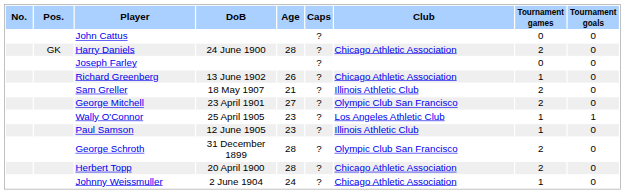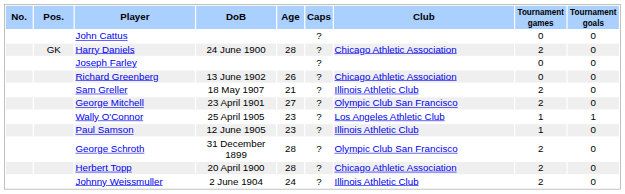(541, 76) 1 -> (541, 76) 0
(396, 181) Chicago Athletic Association -> (377, 181) Illinois Athletic Club
(541, 181) 1 -> (541, 181) 2
